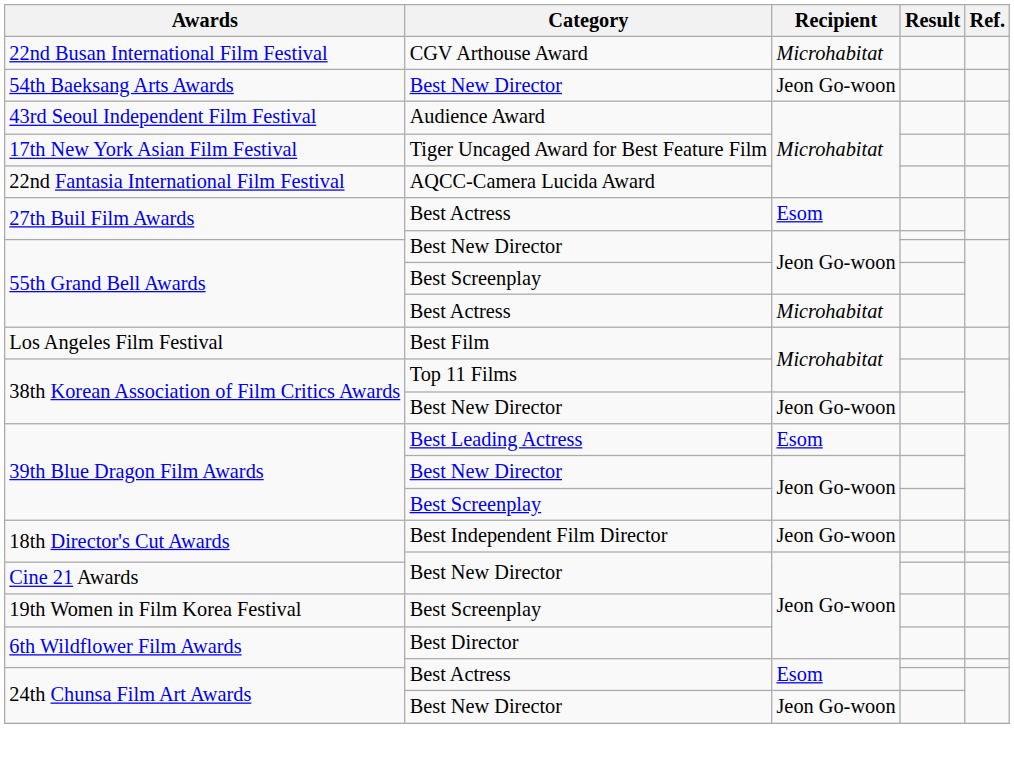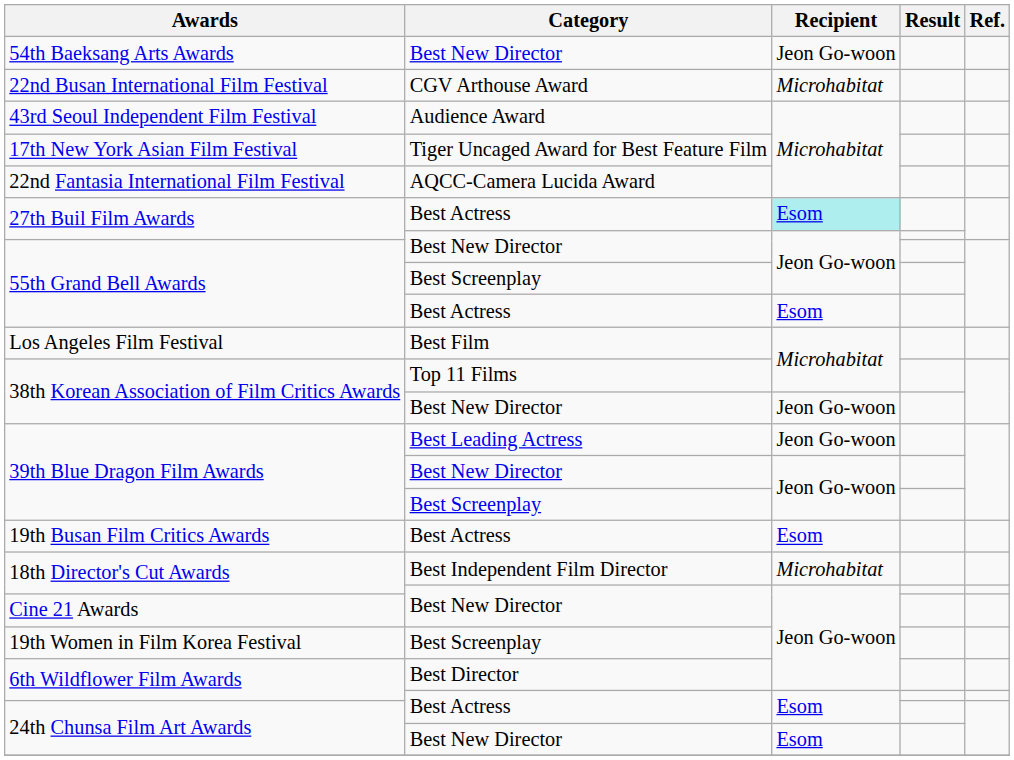rows swapped: (168, 52) <-> (122, 85)
(800, 213) no background -> (800, 213) paleturquoise background
(830, 310) Microhabitat -> (800, 310) Esom
(800, 439) Esom -> (836, 439) Jeon Go-woon
+ row: (139, 536)
(836, 536) Jeon Go-woon -> (830, 568) Microhabitat
(836, 706) Jeon Go-woon -> (800, 738) Esom
